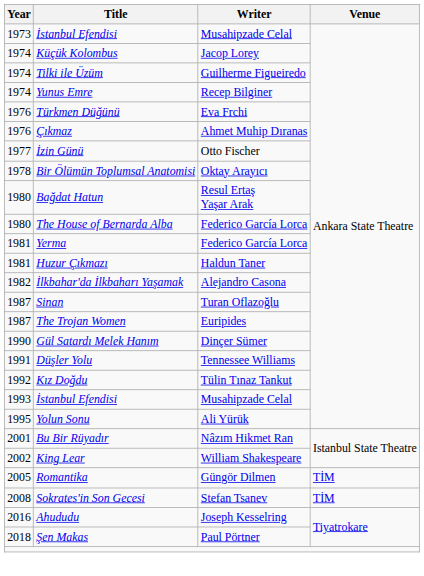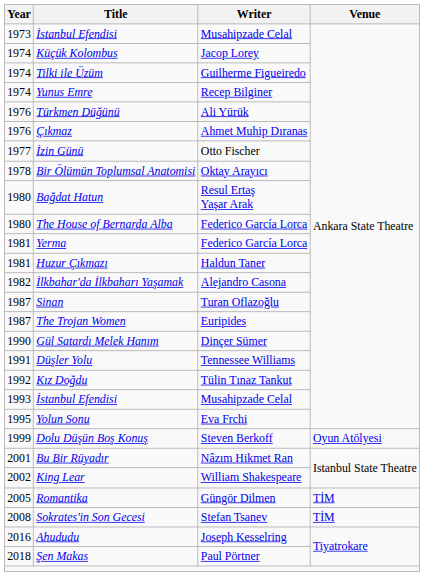(224, 112) Eva Frchi -> (225, 112) Ali Yürük
(225, 419) Ali Yürük -> (224, 419) Eva Frchi
+ row: (19, 439)
